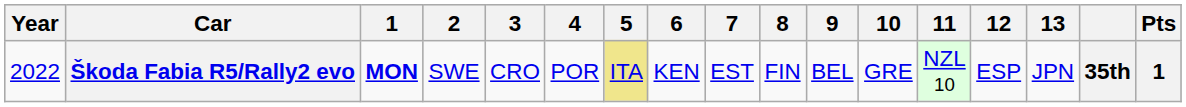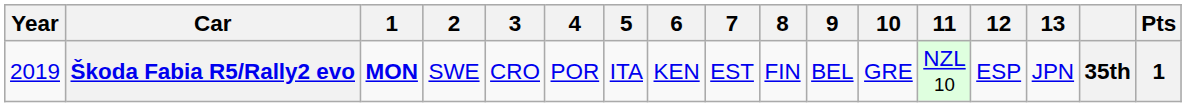(35, 71) 2022 -> (35, 71) 2019
(626, 71) khaki background -> (626, 71) no background
